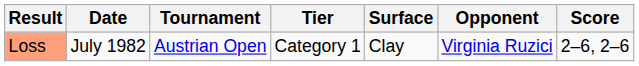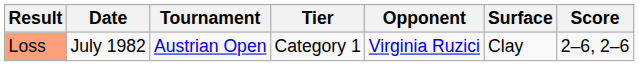columns swapped: (401, 18) <-> (497, 18)
